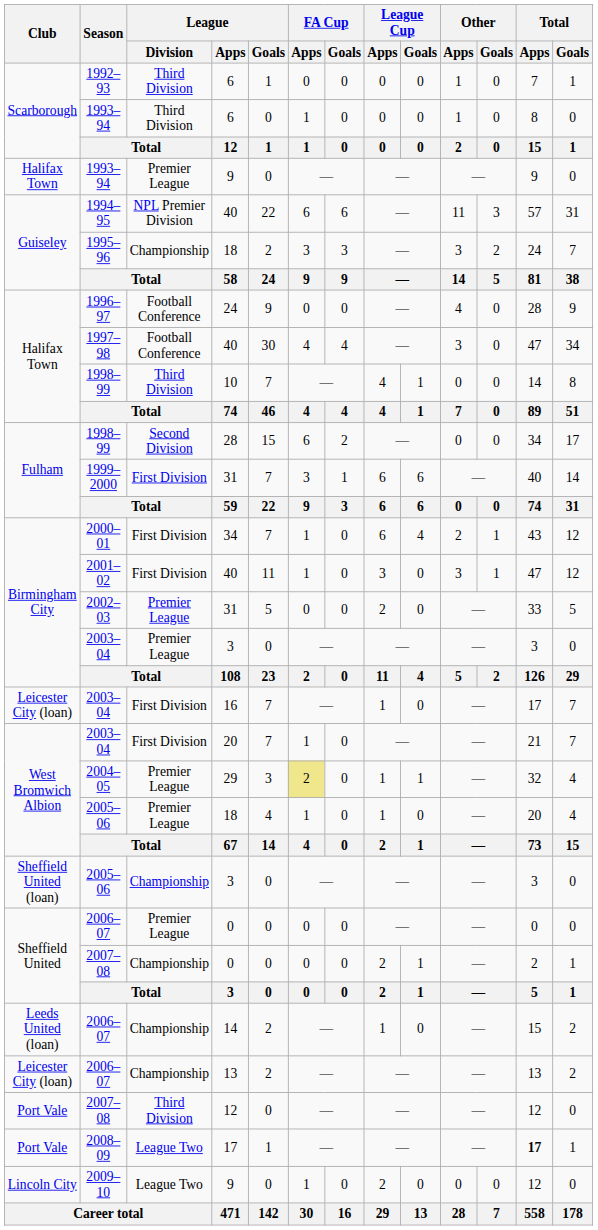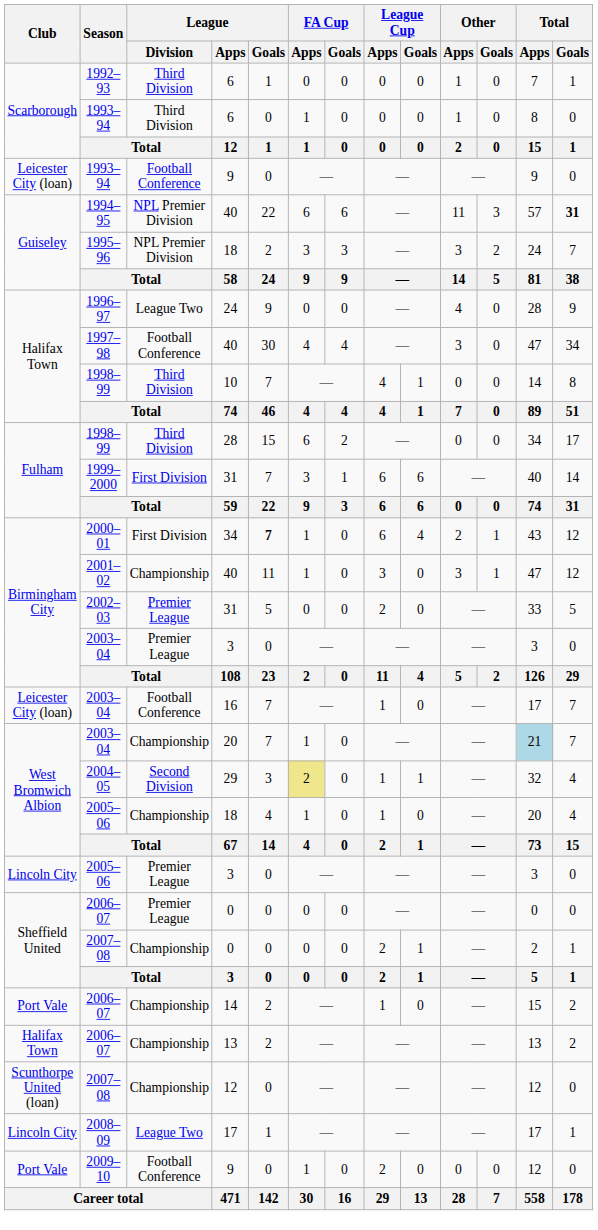(42, 176) Halifax Town -> (42, 176) Leicester City (loan)
(169, 176) Premier League -> (169, 176) Football Conference
(573, 213) normal -> (573, 213) bold
(169, 250) Championship -> (169, 250) NPL Premier Division
(169, 308) Football Conference -> (169, 308) League Two
(169, 441) Second Division -> (169, 441) Third Division
(268, 536) normal -> (268, 536) bold
(169, 573) First Division -> (169, 573) Championship
(169, 705) First Division -> (169, 705) Football Conference
(169, 742) First Division -> (169, 742) Championship
(535, 742) no background -> (535, 742) lightblue background
(169, 779) Premier League -> (169, 779) Second Division
(169, 815) Premier League -> (169, 815) Championship
(42, 882) Sheffield United (loan) -> (42, 874) Lincoln City
(169, 882) Championship -> (169, 874) Premier League
(42, 1029) Leeds United (loan) -> (42, 1006) Port Vale
(42, 1074) Leicester City (loan) -> (42, 1043) Halifax Town
(42, 1110) Port Vale -> (42, 1087) Scunthorpe United (loan)
(169, 1110) Third Division -> (169, 1087) Championship
(42, 1147) Port Vale -> (42, 1132) Lincoln City
(535, 1147) bold -> (535, 1132) normal
(42, 1184) Lincoln City -> (42, 1169) Port Vale
(169, 1184) League Two -> (169, 1169) Football Conference
